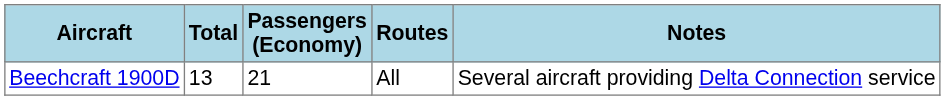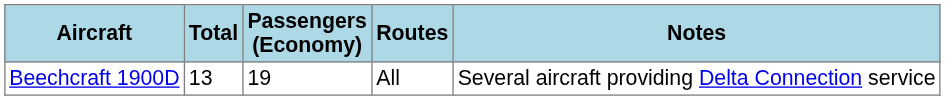(259, 78) 21 -> (259, 78) 19
